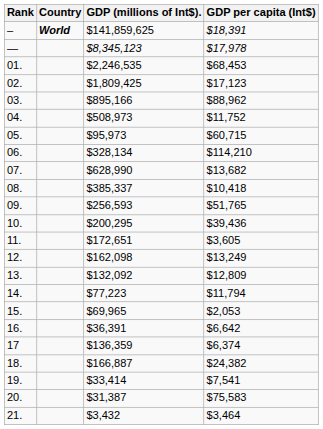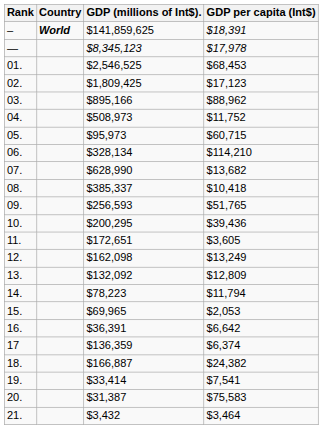(114, 65) $2,246,535 -> (114, 65) $2,546,525
(106, 293) $77,223 -> (106, 293) $78,223
